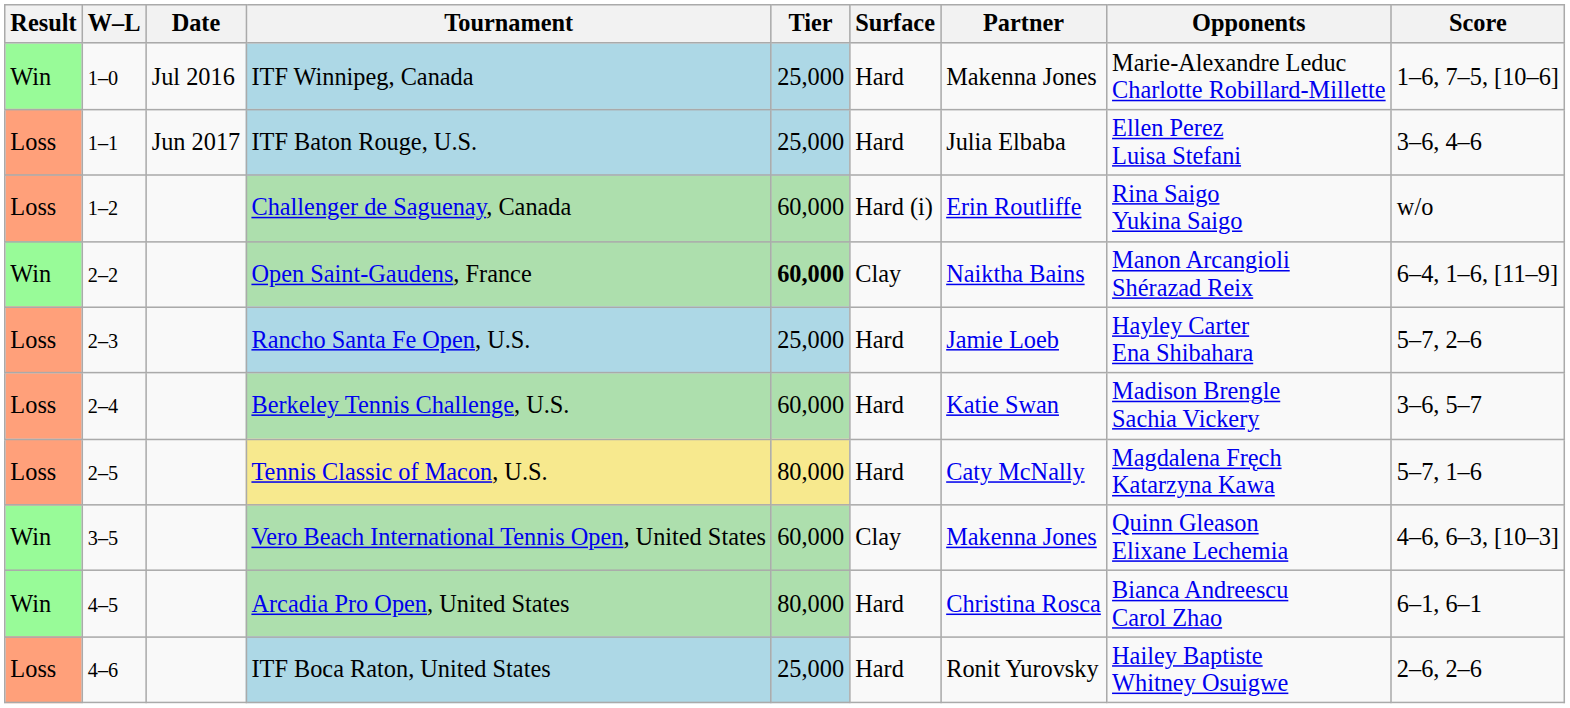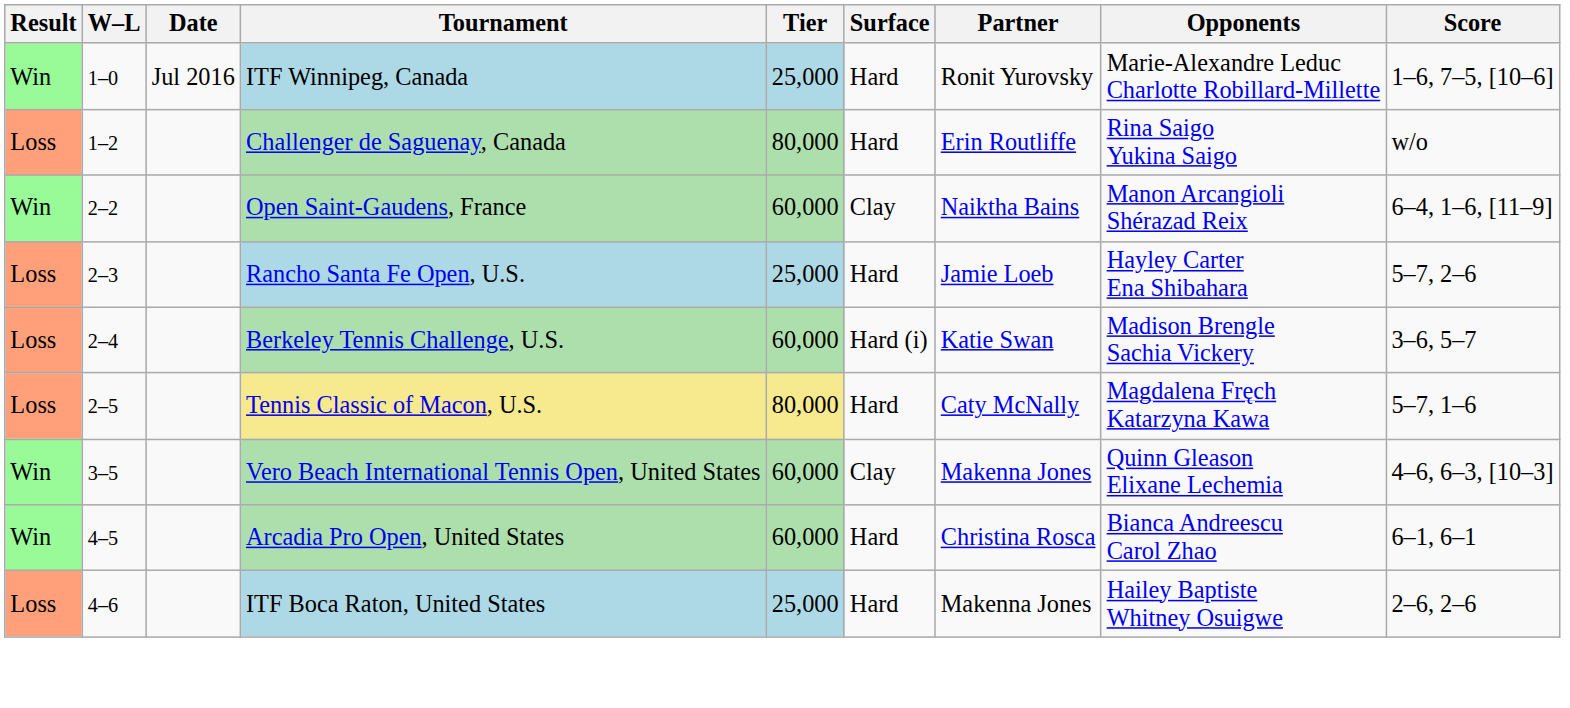(1021, 76) Makenna Jones -> (1017, 76) Ronit Yurovsky
- row: (364, 141)
(811, 207) 60,000 -> (805, 141) 80,000
(894, 207) Hard (i) -> (874, 141) Hard
(811, 273) bold -> (805, 207) normal
(880, 405) Hard -> (889, 339) Hard (i)
(811, 603) 80,000 -> (805, 537) 60,000
(1022, 669) Ronit Yurovsky -> (1016, 603) Makenna Jones
